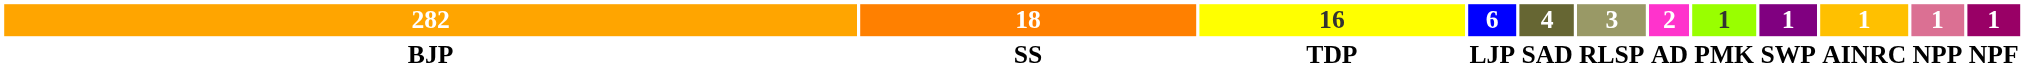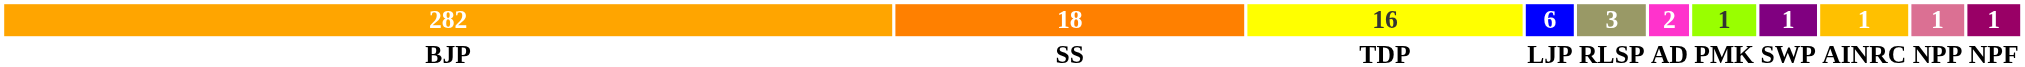- column: (1547, 19)
